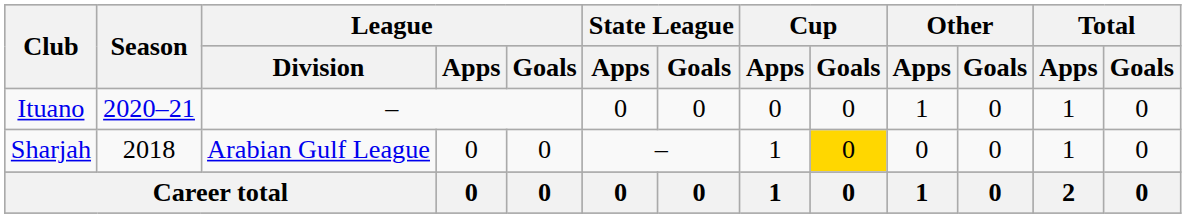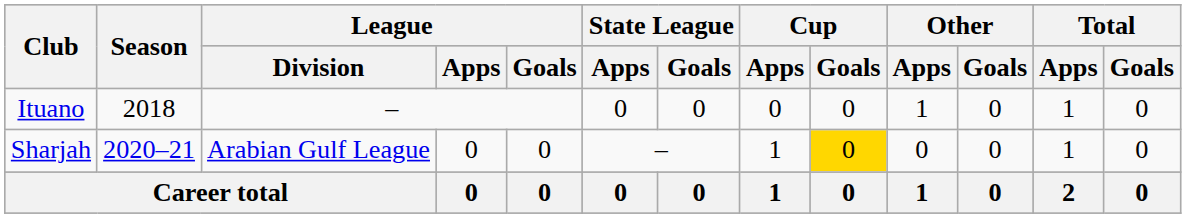(149, 108) 2020–21 -> (149, 108) 2018
(149, 150) 2018 -> (149, 150) 2020–21
